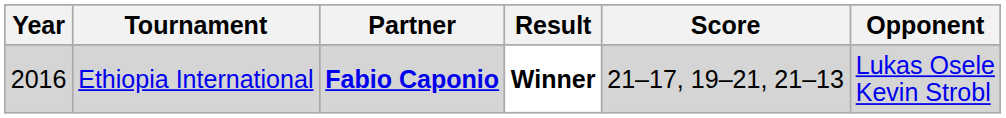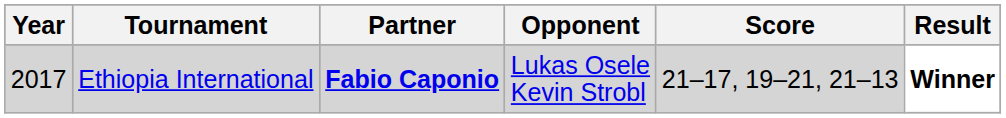columns swapped: (925, 25) <-> (553, 25)
(39, 79) 2016 -> (39, 79) 2017
